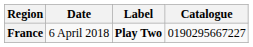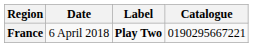(207, 33) 0190295667227 -> (207, 33) 0190295667221
